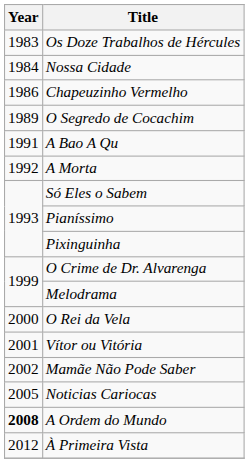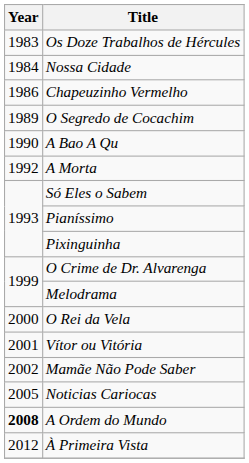(23, 143) 1991 -> (23, 143) 1990
